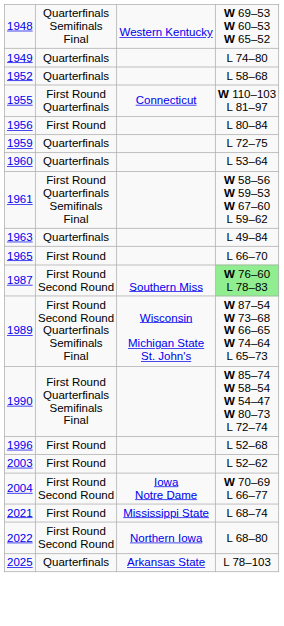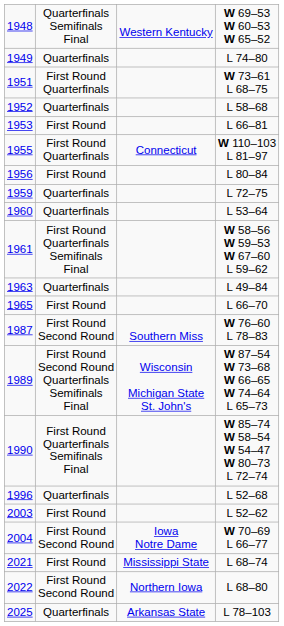+ row: (20, 82)
+ row: (20, 125)
(247, 280) lightgreen background -> (247, 330) no background
(76, 445) First Round -> (76, 495) Quarterfinals
